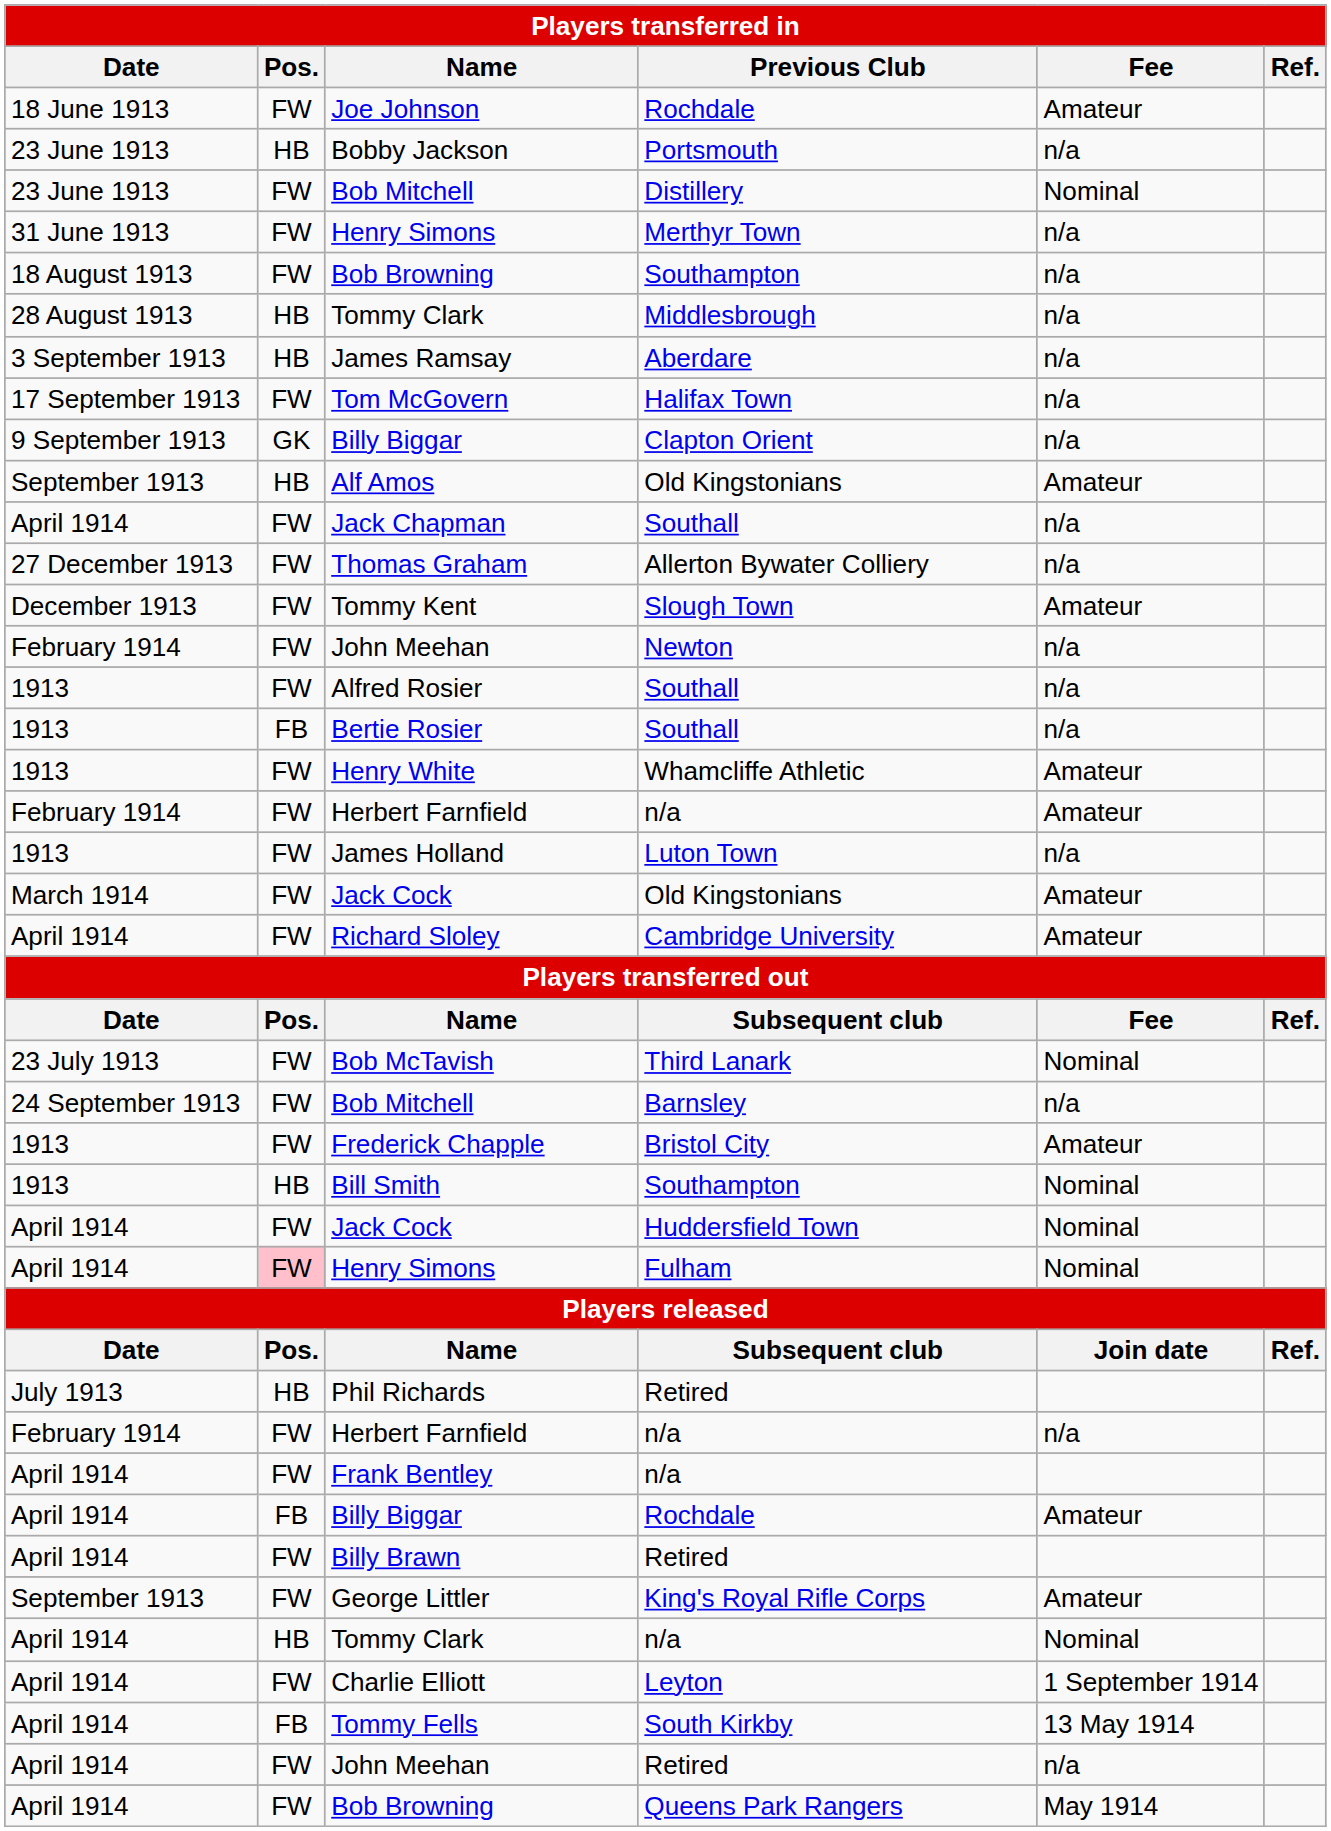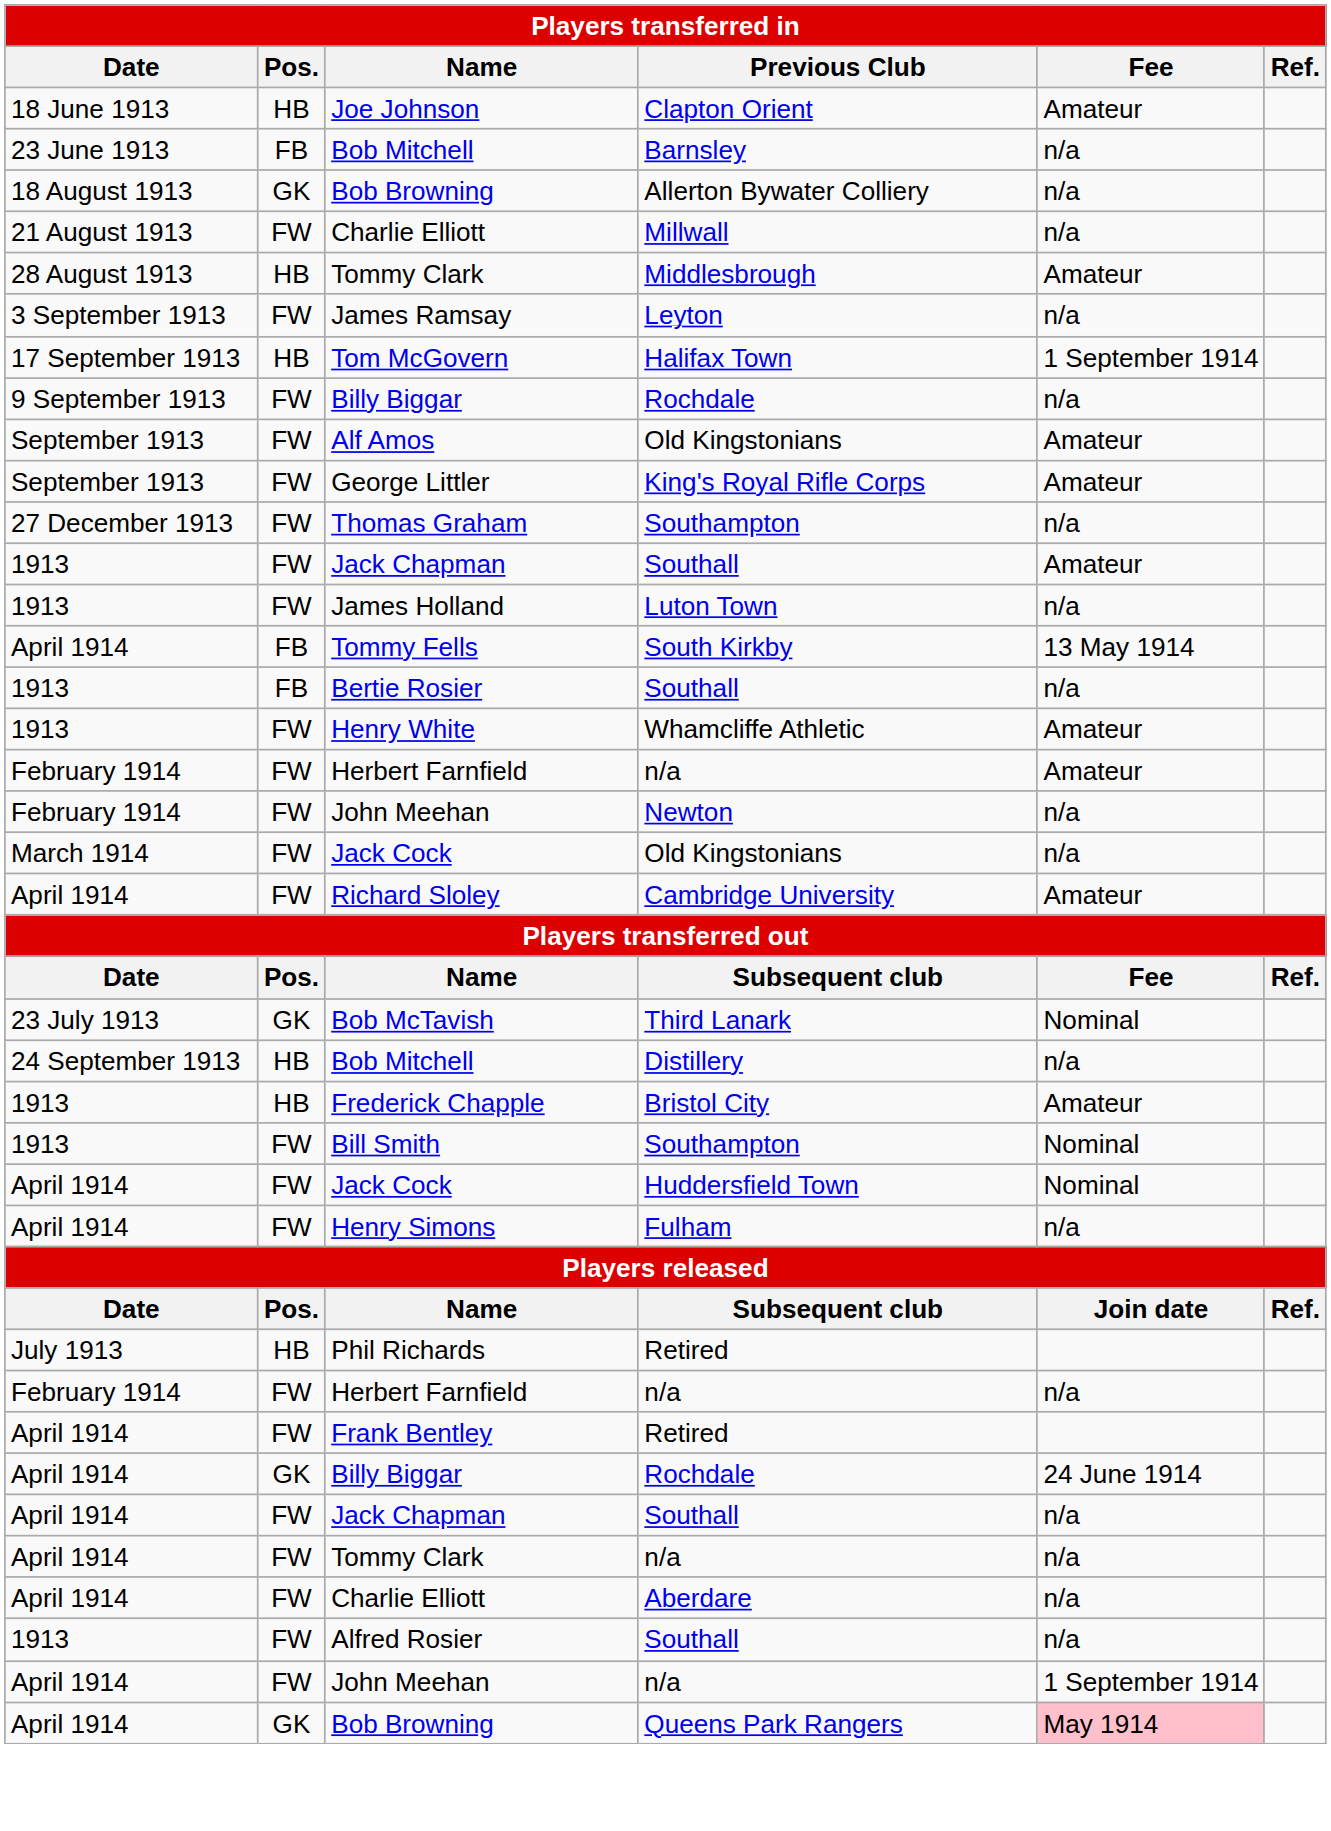(291, 109) FW -> (291, 109) HB
(700, 109) Rochdale -> (729, 109) Clapton Orient
- row: (90, 150)
(291, 191) FW -> (291, 150) FB
(694, 191) Distillery -> (695, 150) Barnsley
(1091, 191) Nominal -> (1062, 150) n/a
- row: (90, 233)
(291, 274) FW -> (291, 191) GK
(722, 274) Southampton -> (787, 191) Allerton Bywater Colliery
+ row: (102, 233)
(1062, 315) n/a -> (1093, 274) Amateur
(291, 357) HB -> (291, 315) FW
(698, 357) Aberdare -> (684, 315) Leyton
(291, 398) FW -> (291, 357) HB
(1062, 398) n/a -> (1151, 357) 1 September 1914
(291, 440) GK -> (291, 398) FW
(729, 440) Clapton Orient -> (700, 398) Rochdale
(291, 481) HB -> (291, 440) FW
rows swapped: (108, 1598) <-> (70, 522)
(787, 564) Allerton Bywater Colliery -> (722, 522) Southampton
- row: (104, 605)
+ row: (40, 564)
rows swapped: (40, 853) <-> (96, 647)
rows swapped: (40, 688) <-> (70, 1723)
(1093, 895) Amateur -> (1062, 853) n/a
(291, 1060) FW -> (291, 1019) GK
(291, 1102) FW -> (291, 1060) HB
(695, 1102) Barnsley -> (694, 1060) Distillery
(291, 1143) FW -> (291, 1102) HB
(291, 1185) HB -> (291, 1143) FW
(291, 1267) pink background -> (291, 1226) no background
(1091, 1267) Nominal -> (1062, 1226) n/a
(663, 1474) n/a -> (686, 1433) Retired
(291, 1516) FB -> (291, 1474) GK
(1093, 1516) Amateur -> (1123, 1474) 24 June 1914
- row: (70, 1557)
(291, 1640) HB -> (291, 1557) FW
(1091, 1640) Nominal -> (1062, 1557) n/a
(684, 1681) Leyton -> (698, 1598) Aberdare
(1151, 1681) 1 September 1914 -> (1062, 1598) n/a
(686, 1764) Retired -> (663, 1681) n/a
(1062, 1764) n/a -> (1151, 1681) 1 September 1914
(291, 1805) FW -> (291, 1723) GK
(1101, 1805) no background -> (1101, 1723) pink background
